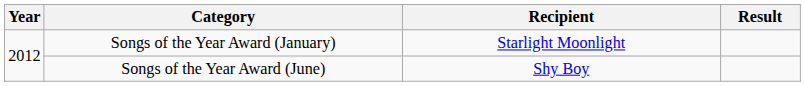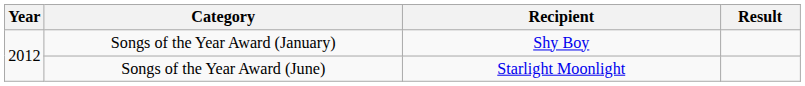(561, 42) Starlight Moonlight -> (561, 42) Shy Boy
(561, 68) Shy Boy -> (561, 68) Starlight Moonlight
